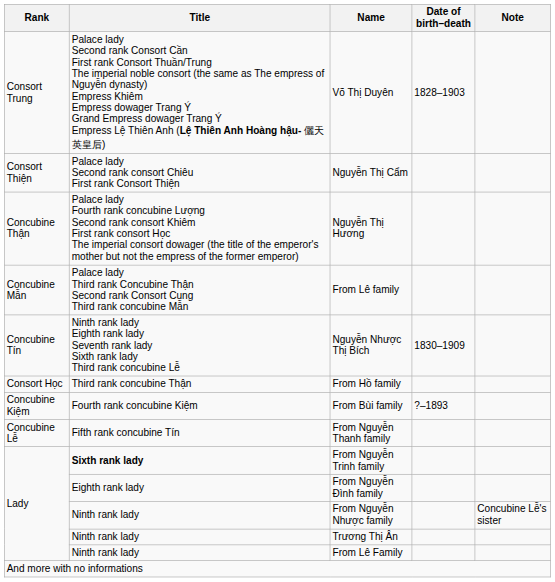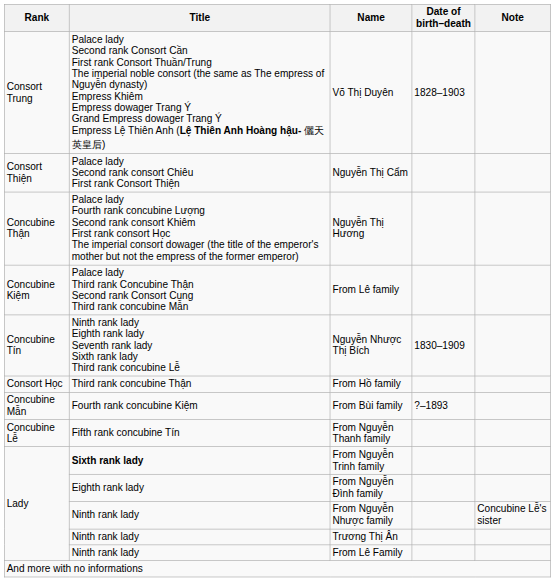(31, 290) Concubine Mẫn -> (31, 290) Concubine Kiệm
(31, 406) Concubine Kiệm -> (31, 406) Concubine Mẫn
